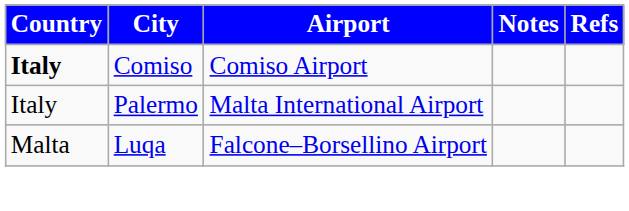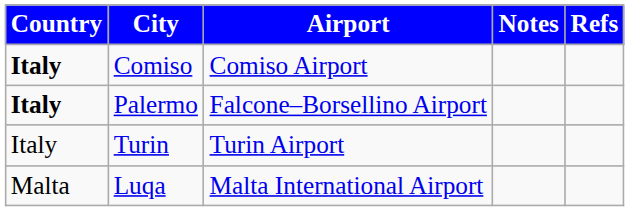(34, 104) normal -> (36, 104) bold
(346, 104) Malta International Airport -> (348, 104) Falcone–Borsellino Airport
+ row: (141, 144)
(348, 144) Falcone–Borsellino Airport -> (346, 184) Malta International Airport
